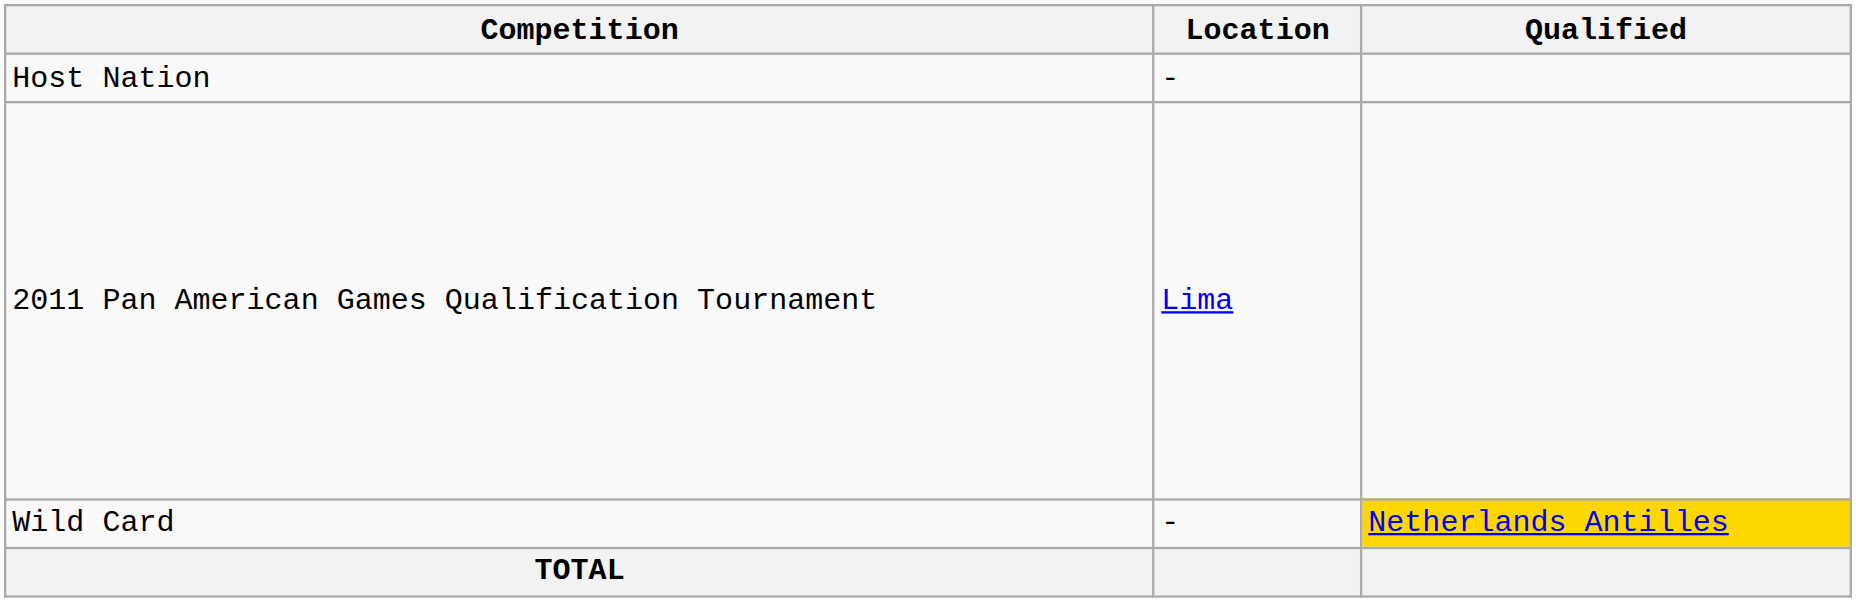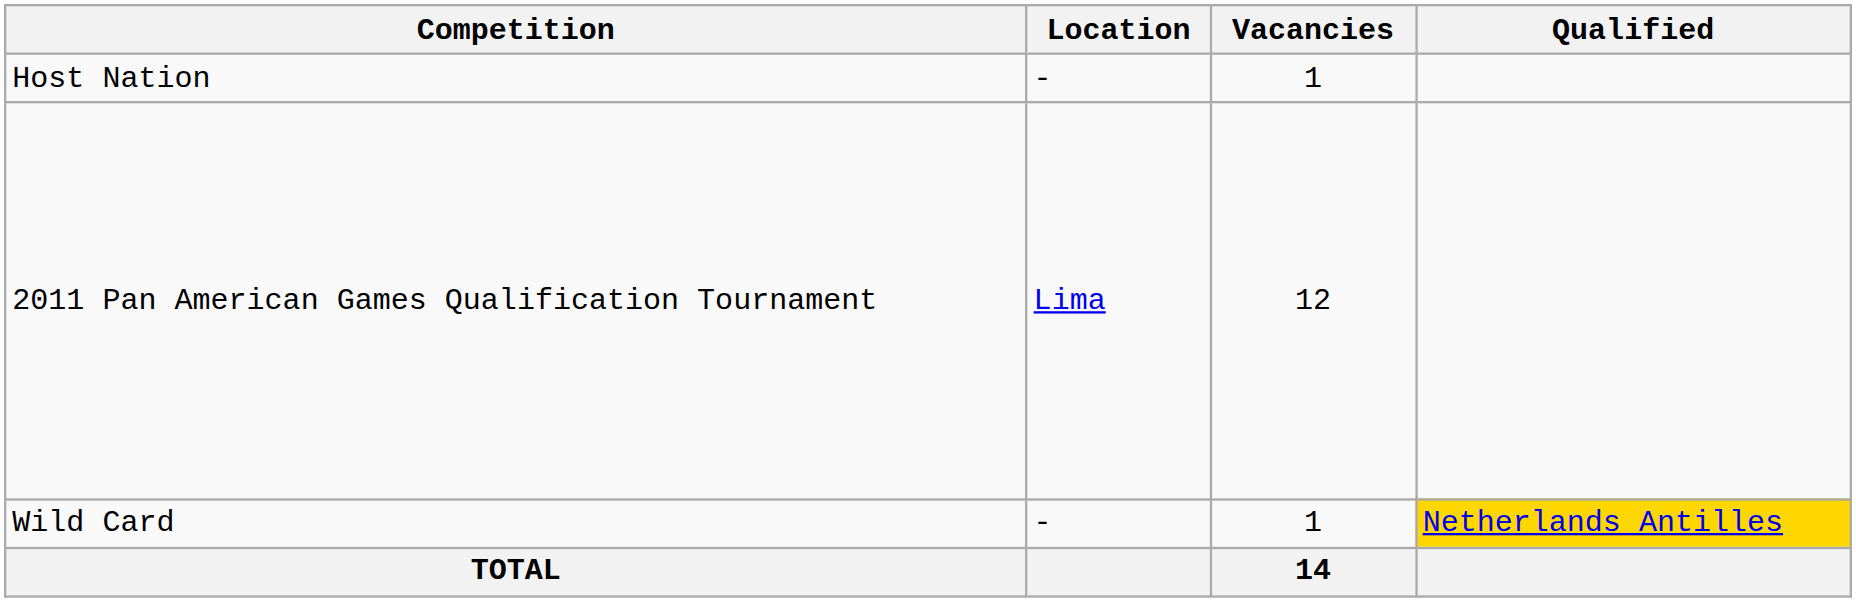+ column: (1313, 30)
